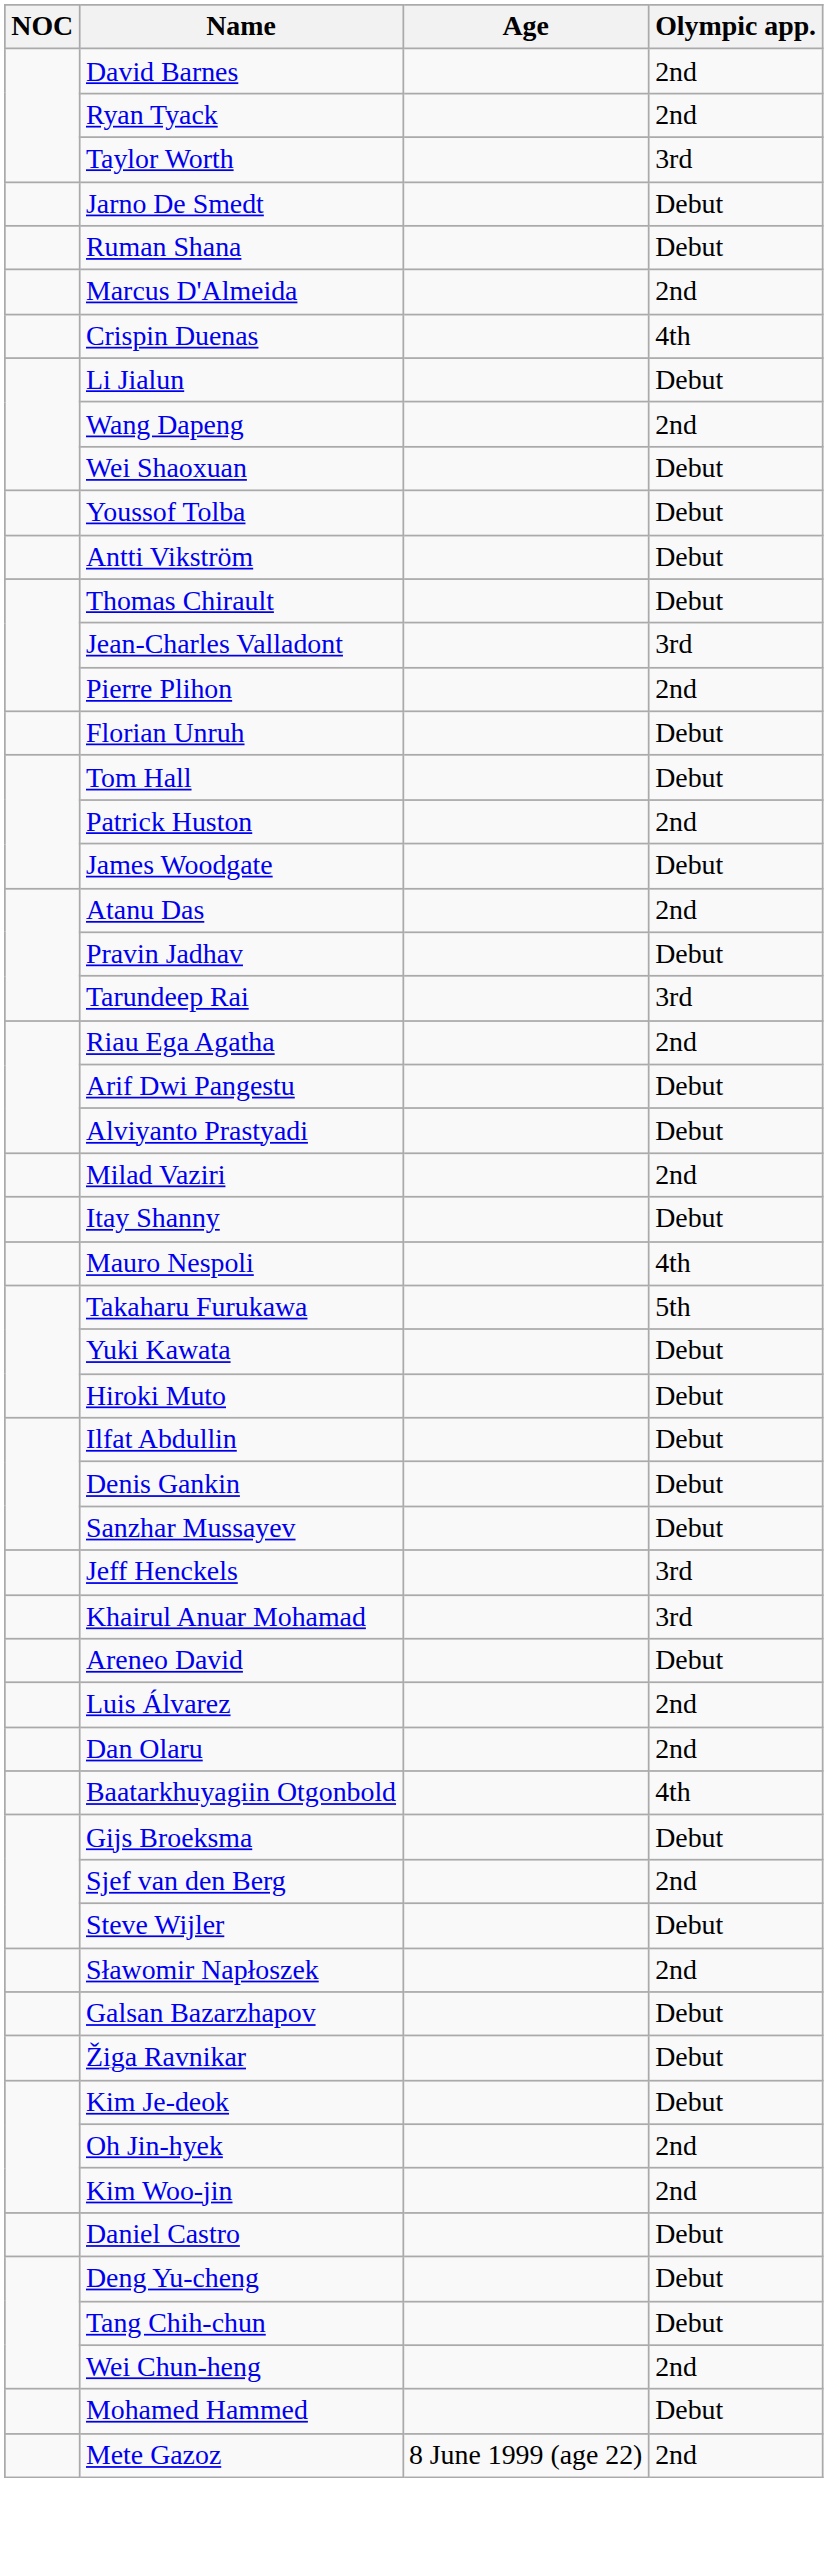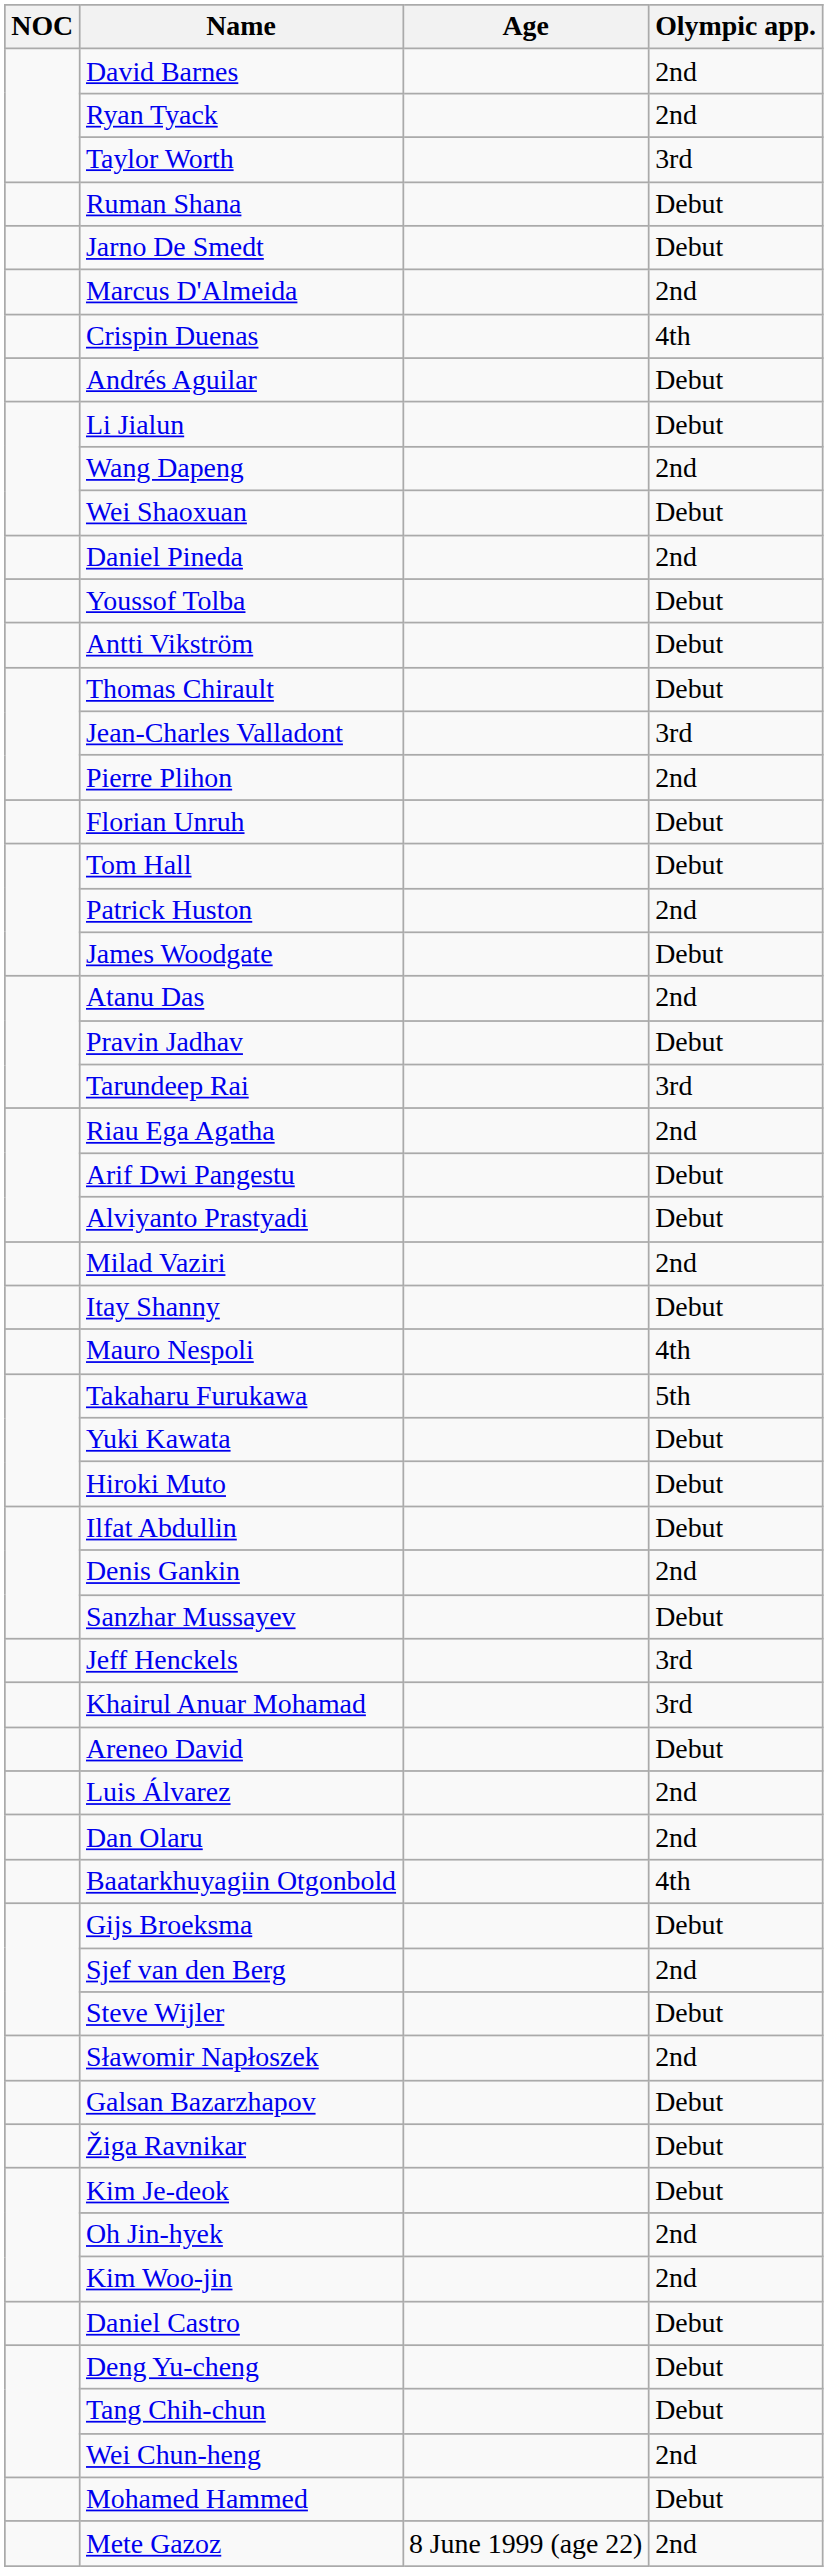rows swapped: (164, 247) <-> (175, 203)
+ row: (171, 379)
+ row: (164, 556)
(689, 1483) Debut -> (676, 1571) 2nd
